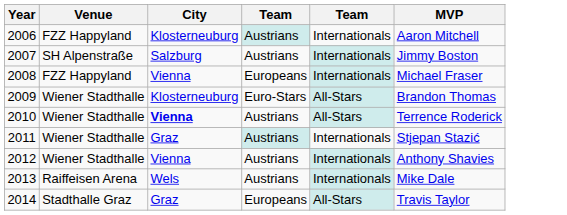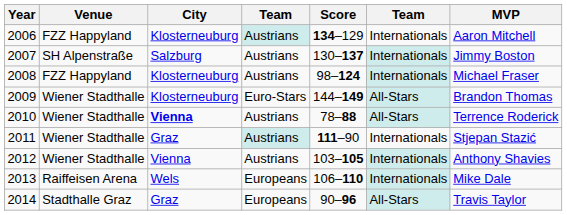+ column: (338, 14)
(171, 76) Vienna -> (194, 76) Klosterneuburg
(276, 76) Europeans -> (271, 76) Austrians
(271, 179) Austrians -> (276, 179) Europeans
